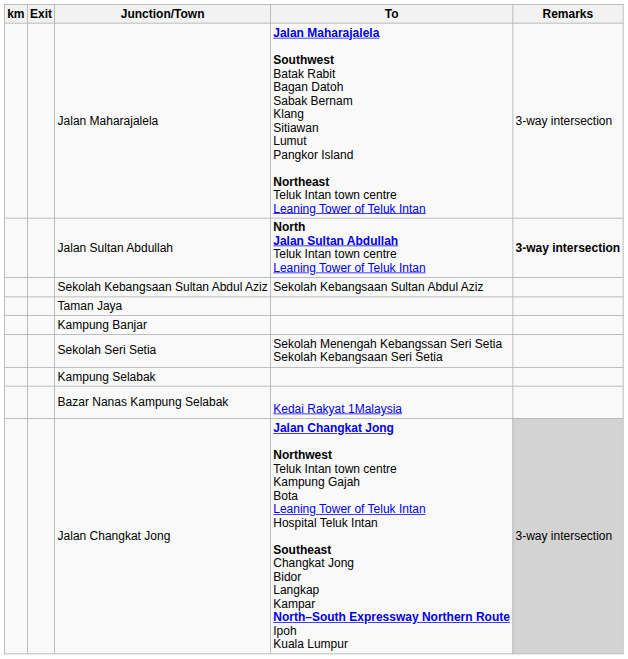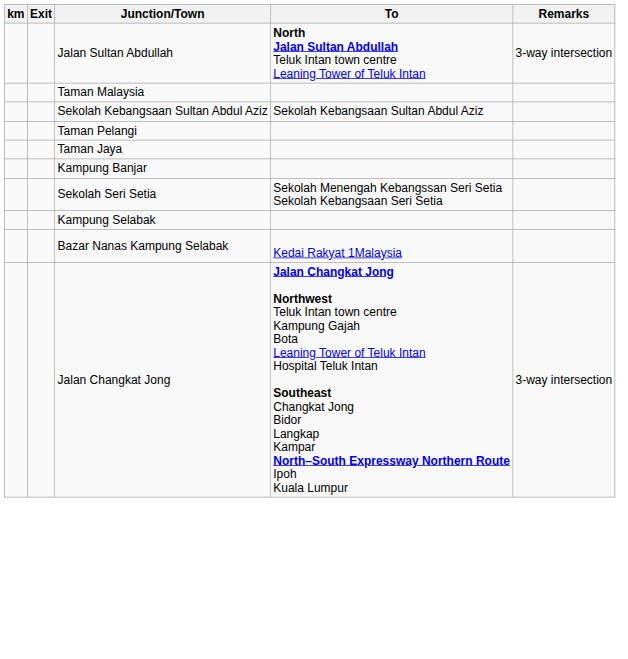- row: (108, 120)
(568, 247) bold -> (564, 53) normal
+ row: (101, 92)
+ row: (97, 130)
(564, 536) lightgrey background -> (564, 379) no background
